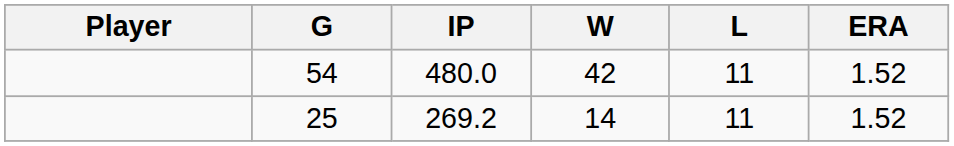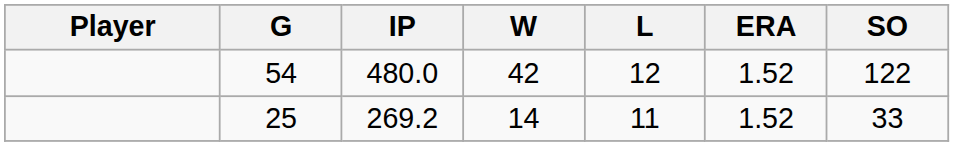+ column: (887, 27)
(739, 72) 11 -> (645, 72) 12
